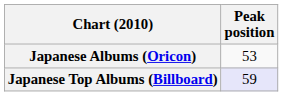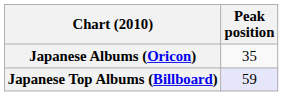(249, 56) 53 -> (249, 56) 35
